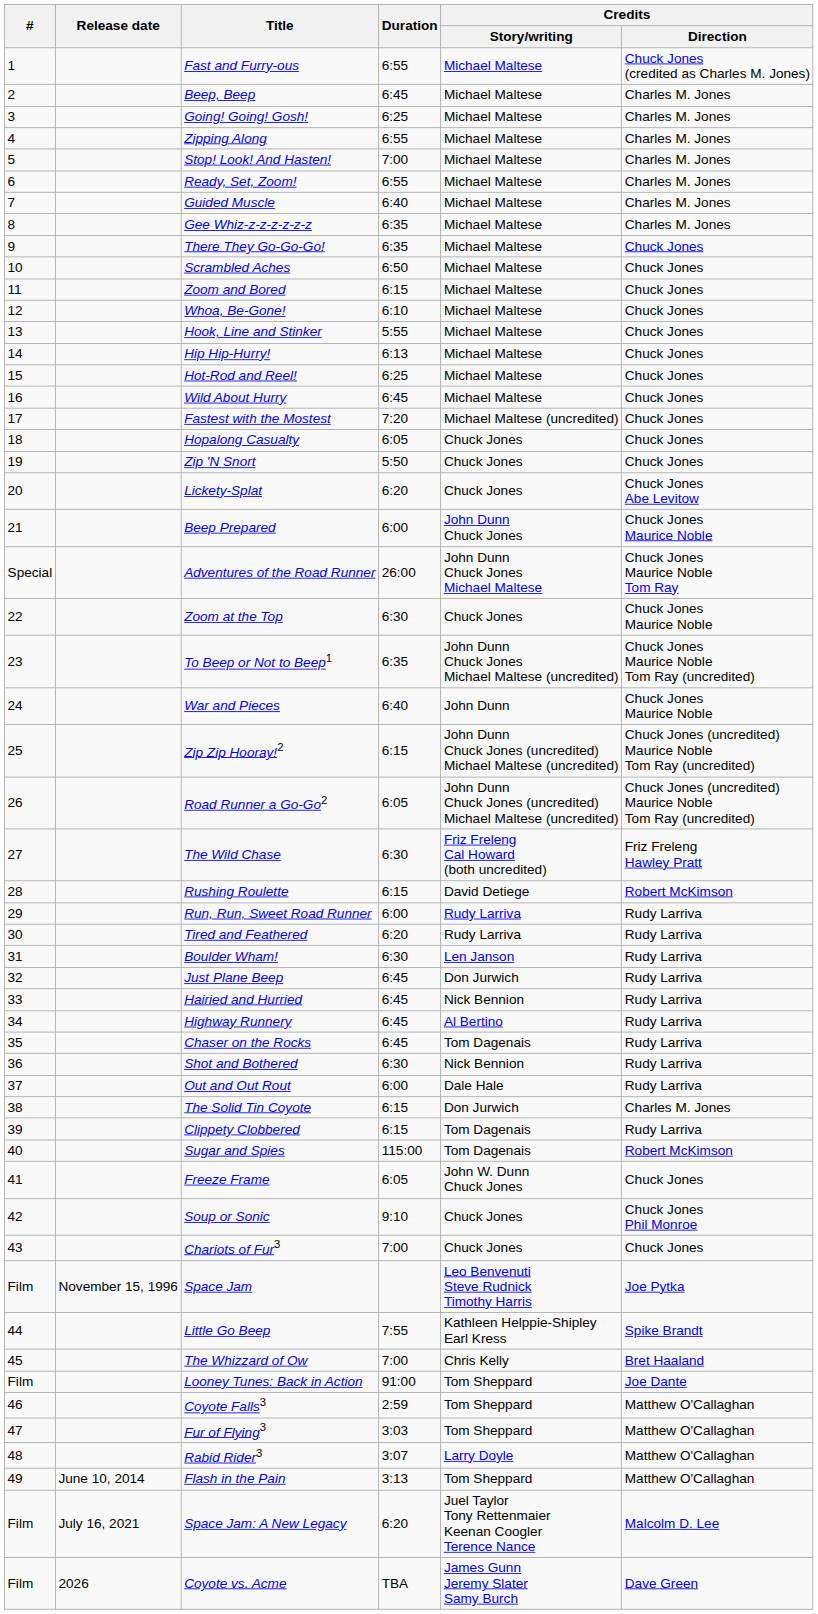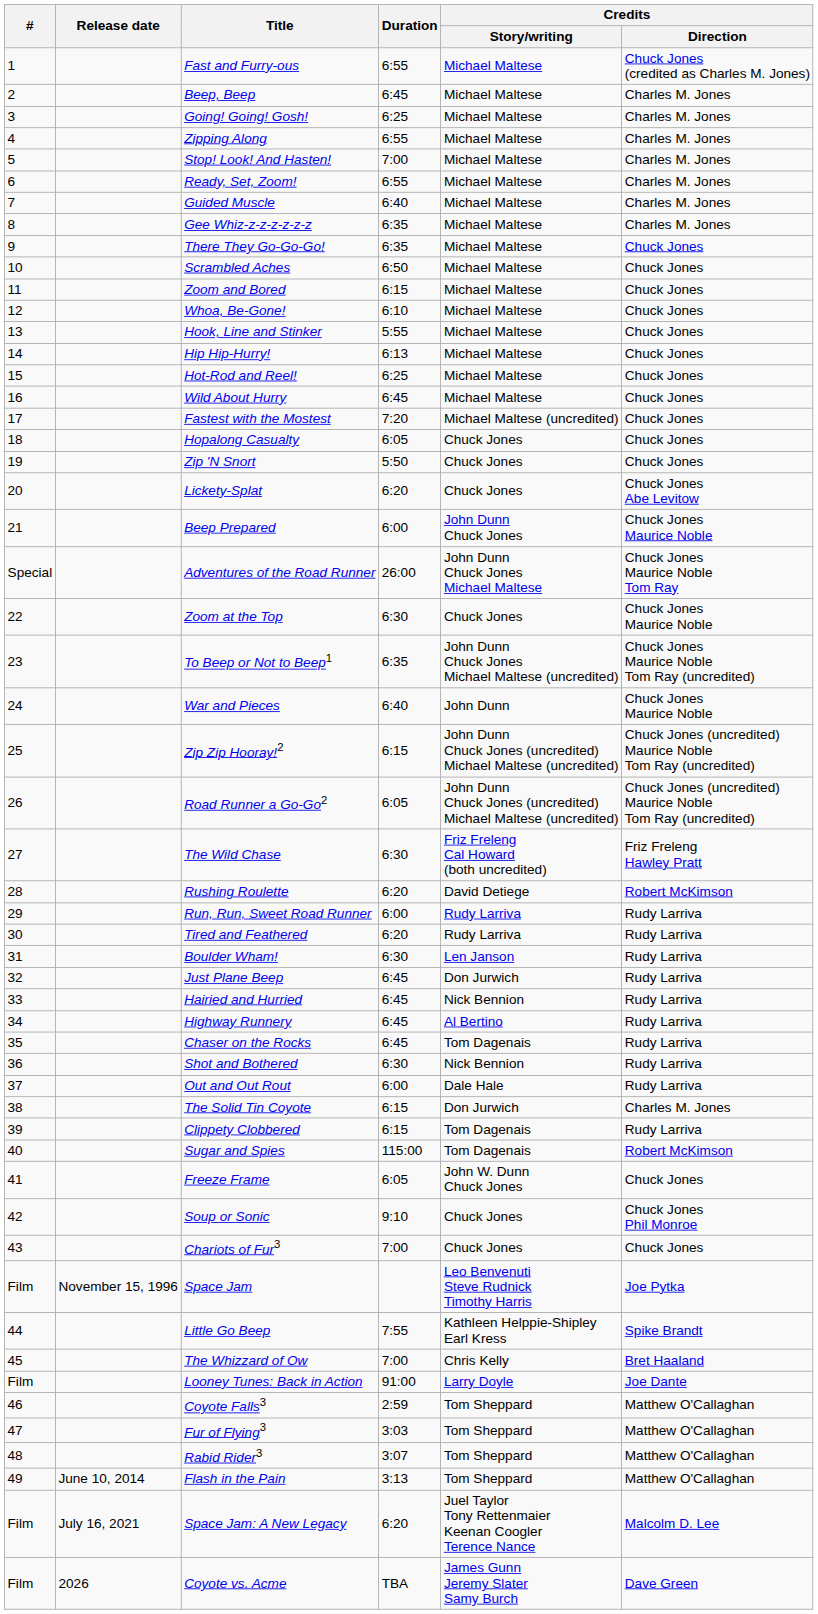(395, 891) 6:15 -> (395, 891) 6:20
(488, 1381) Tom Sheppard -> (479, 1381) Larry Doyle
(479, 1455) Larry Doyle -> (488, 1455) Tom Sheppard
